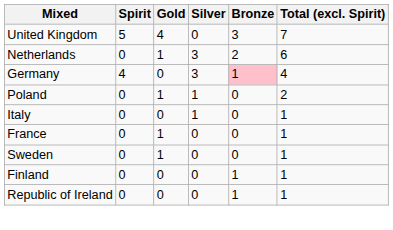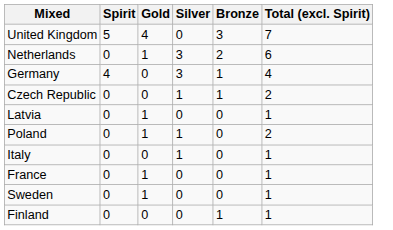(235, 74) pink background -> (220, 74) no background
+ row: (52, 94)
+ row: (24, 114)
- row: (60, 194)
